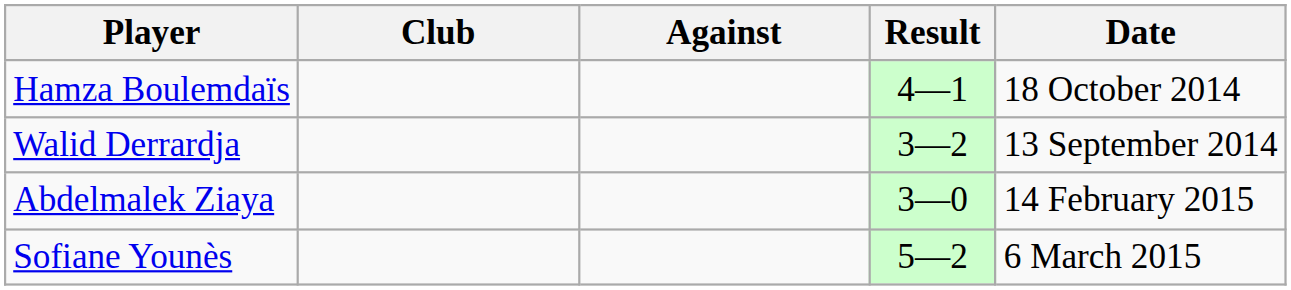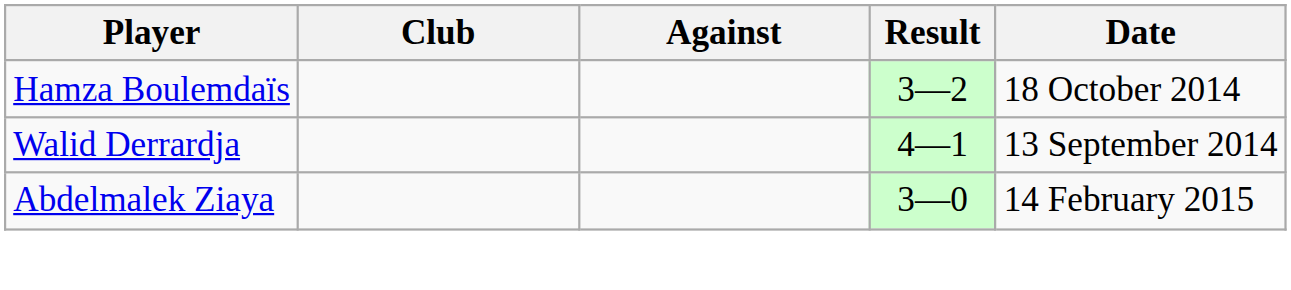(933, 88) 4—1 -> (933, 88) 3—2
(933, 144) 3—2 -> (933, 144) 4—1
- row: (123, 255)
